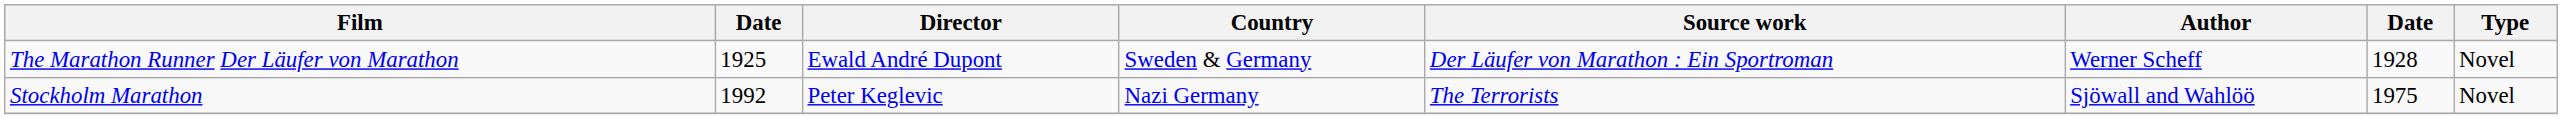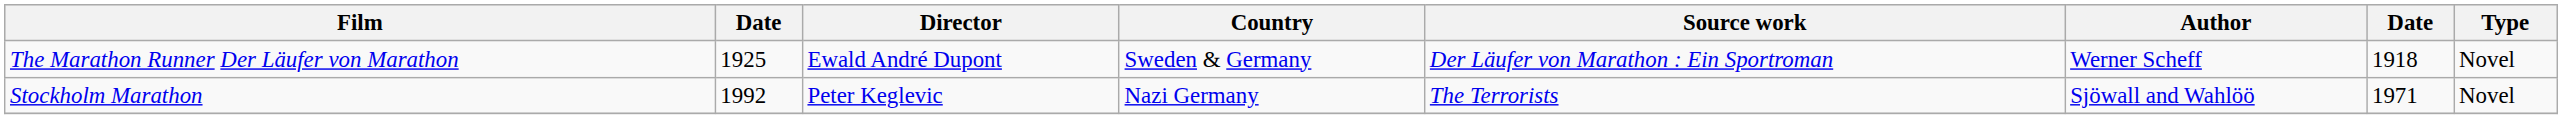(2395, 58) 1928 -> (2395, 58) 1918
(2395, 95) 1975 -> (2395, 95) 1971
